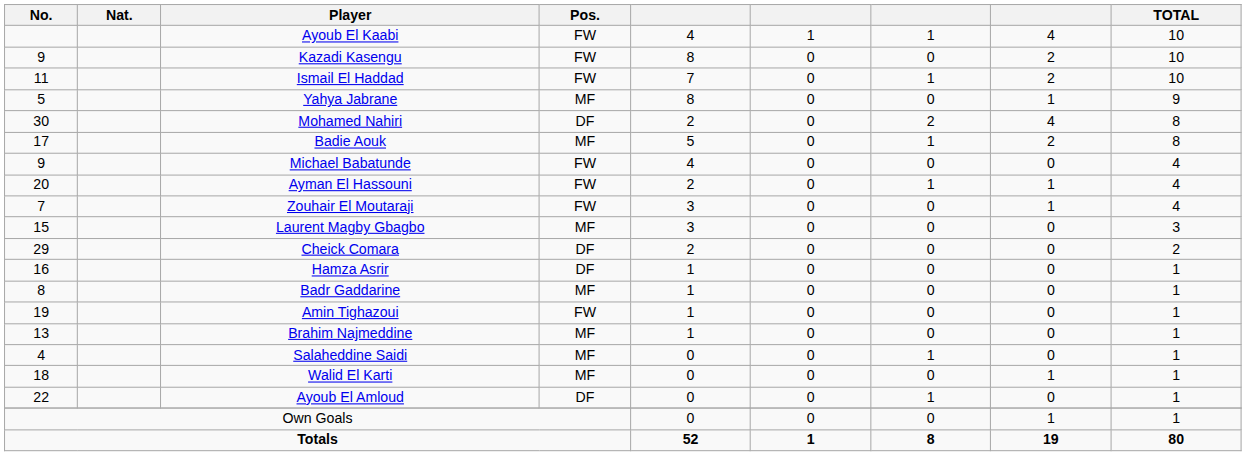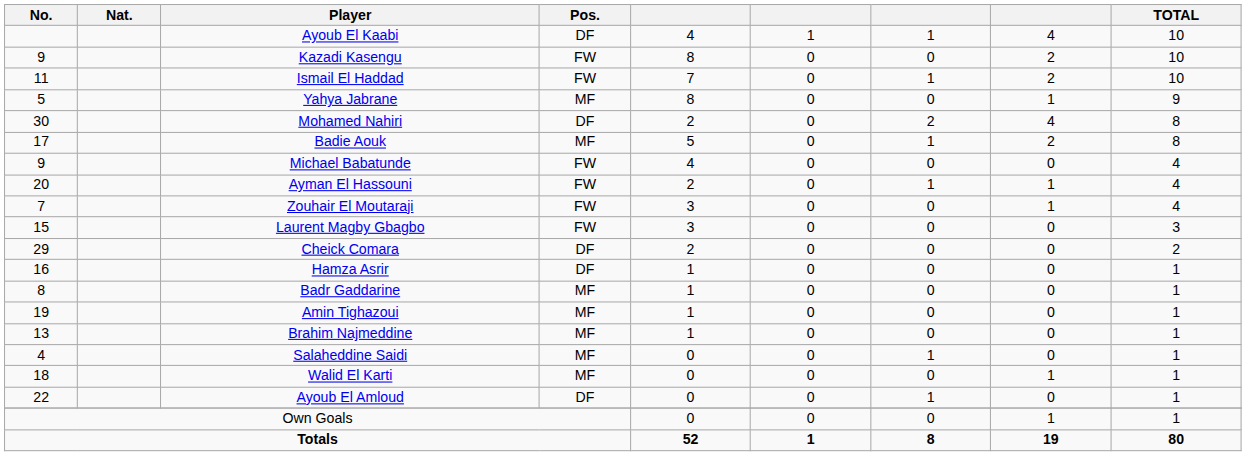(585, 35) FW -> (585, 35) DF
(585, 227) MF -> (585, 227) FW
(585, 312) FW -> (585, 312) MF
